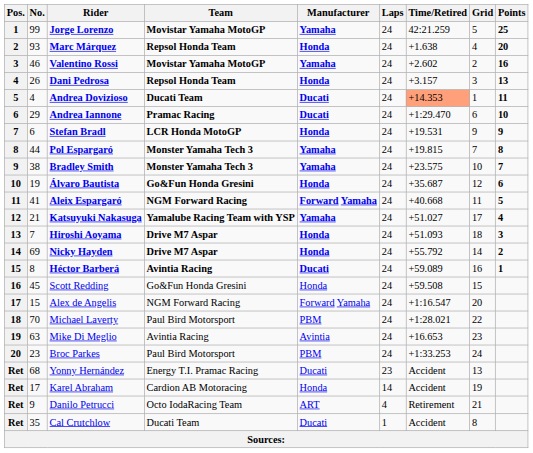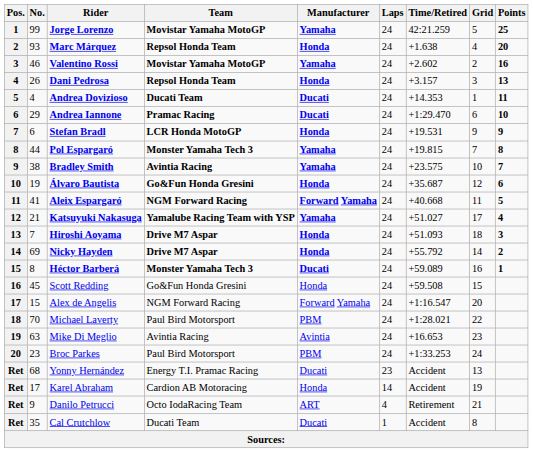(426, 98) lightsalmon background -> (426, 98) no background
(200, 166) Monster Yamaha Tech 3 -> (179, 166) Avintia Racing
(179, 268) Avintia Racing -> (200, 268) Monster Yamaha Tech 3
